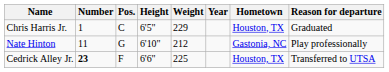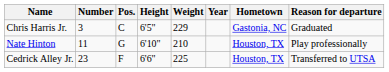(81, 28) 1 -> (81, 28) 3
(258, 28) Houston, TX -> (259, 28) Gastonia, NC
(181, 43) 212 -> (181, 43) 210
(259, 43) Gastonia, NC -> (258, 43) Houston, TX
(83, 59) bold -> (83, 59) normal
